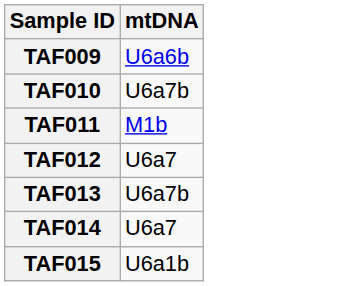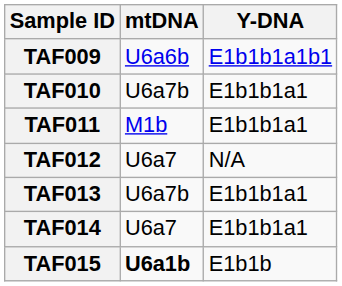+ column: (270, 21)
(157, 263) normal -> (158, 263) bold
